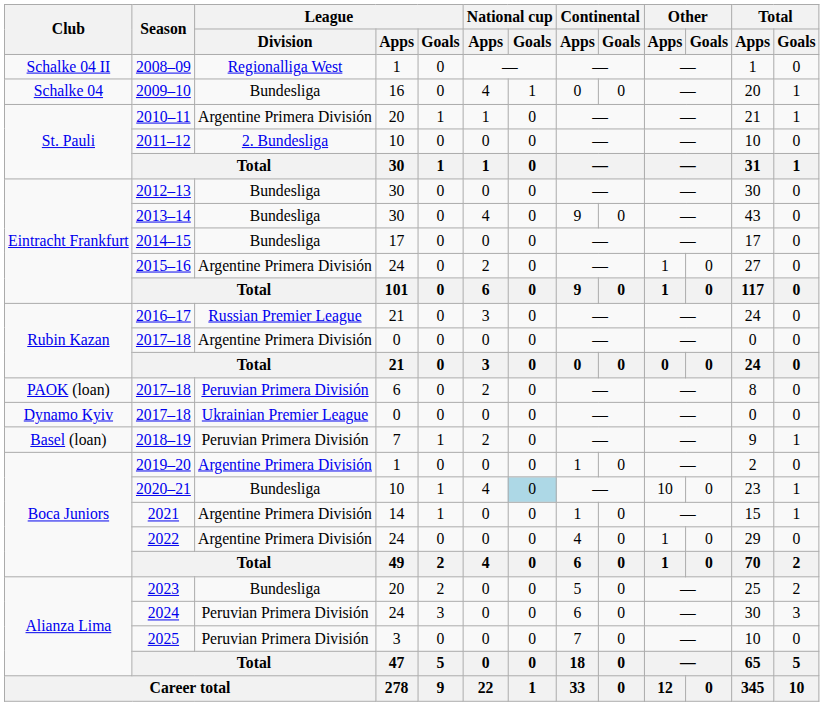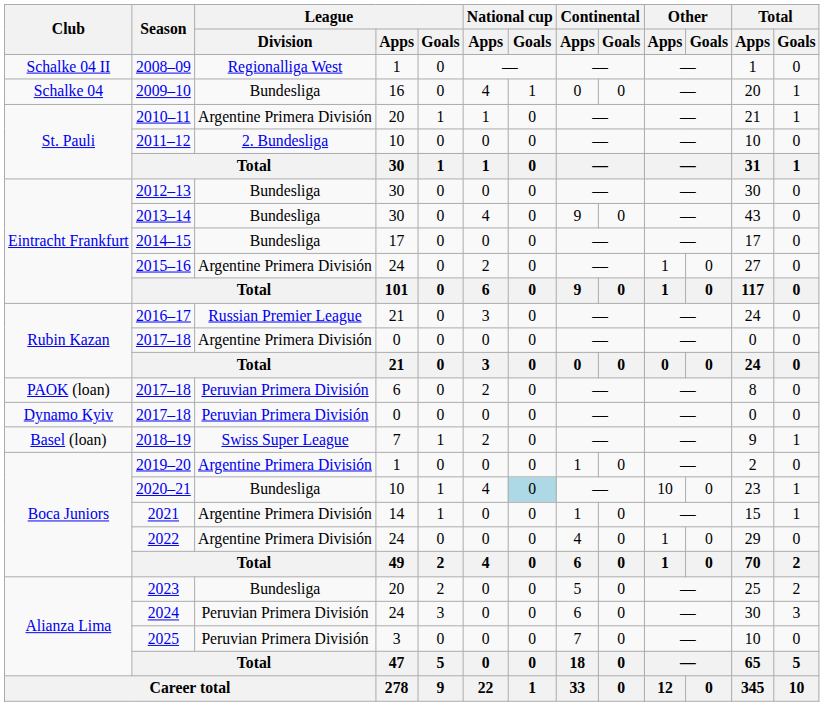(285, 414) Ukrainian Premier League -> (285, 414) Peruvian Primera División
(285, 439) Peruvian Primera División -> (285, 439) Swiss Super League
